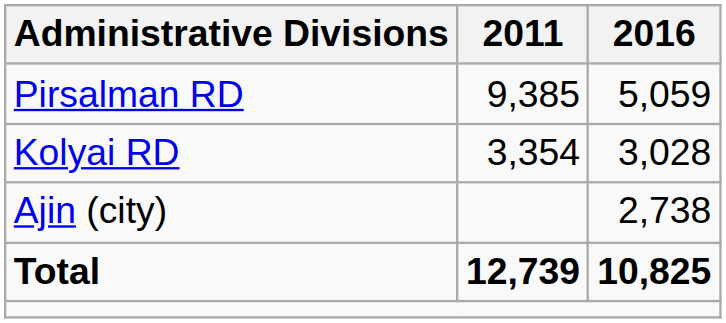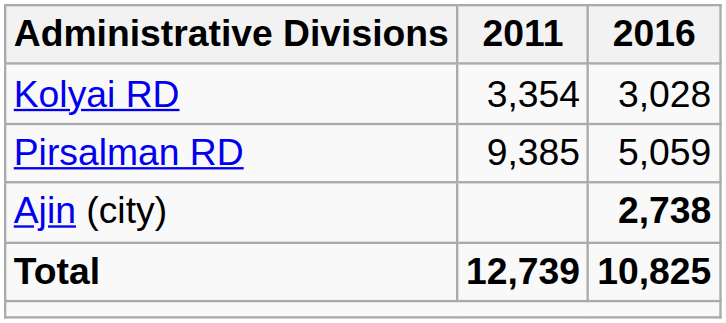rows swapped: (97, 152) <-> (129, 93)
(665, 211) normal -> (665, 211) bold
